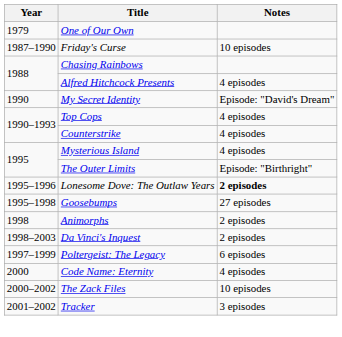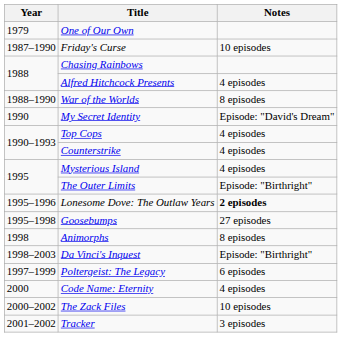+ row: (100, 99)
(242, 220) 2 episodes -> (242, 237) 8 episodes
(242, 237) 2 episodes -> (266, 254) Episode: "Birthright"
